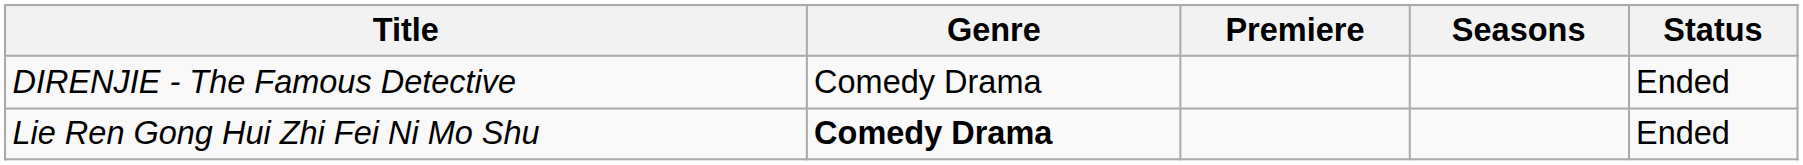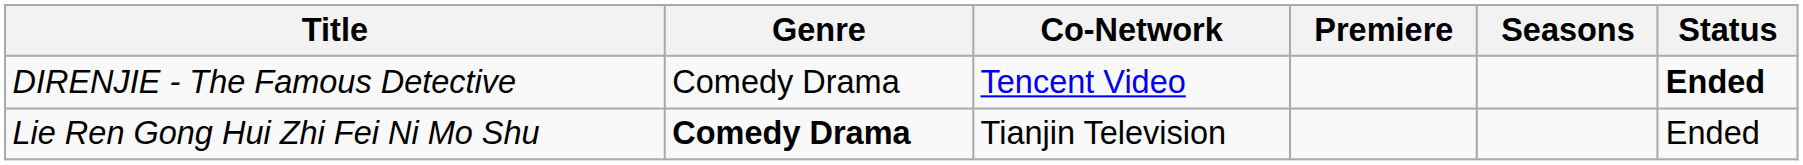+ column: (1132, 30)
(1683, 81) normal -> (1715, 81) bold
